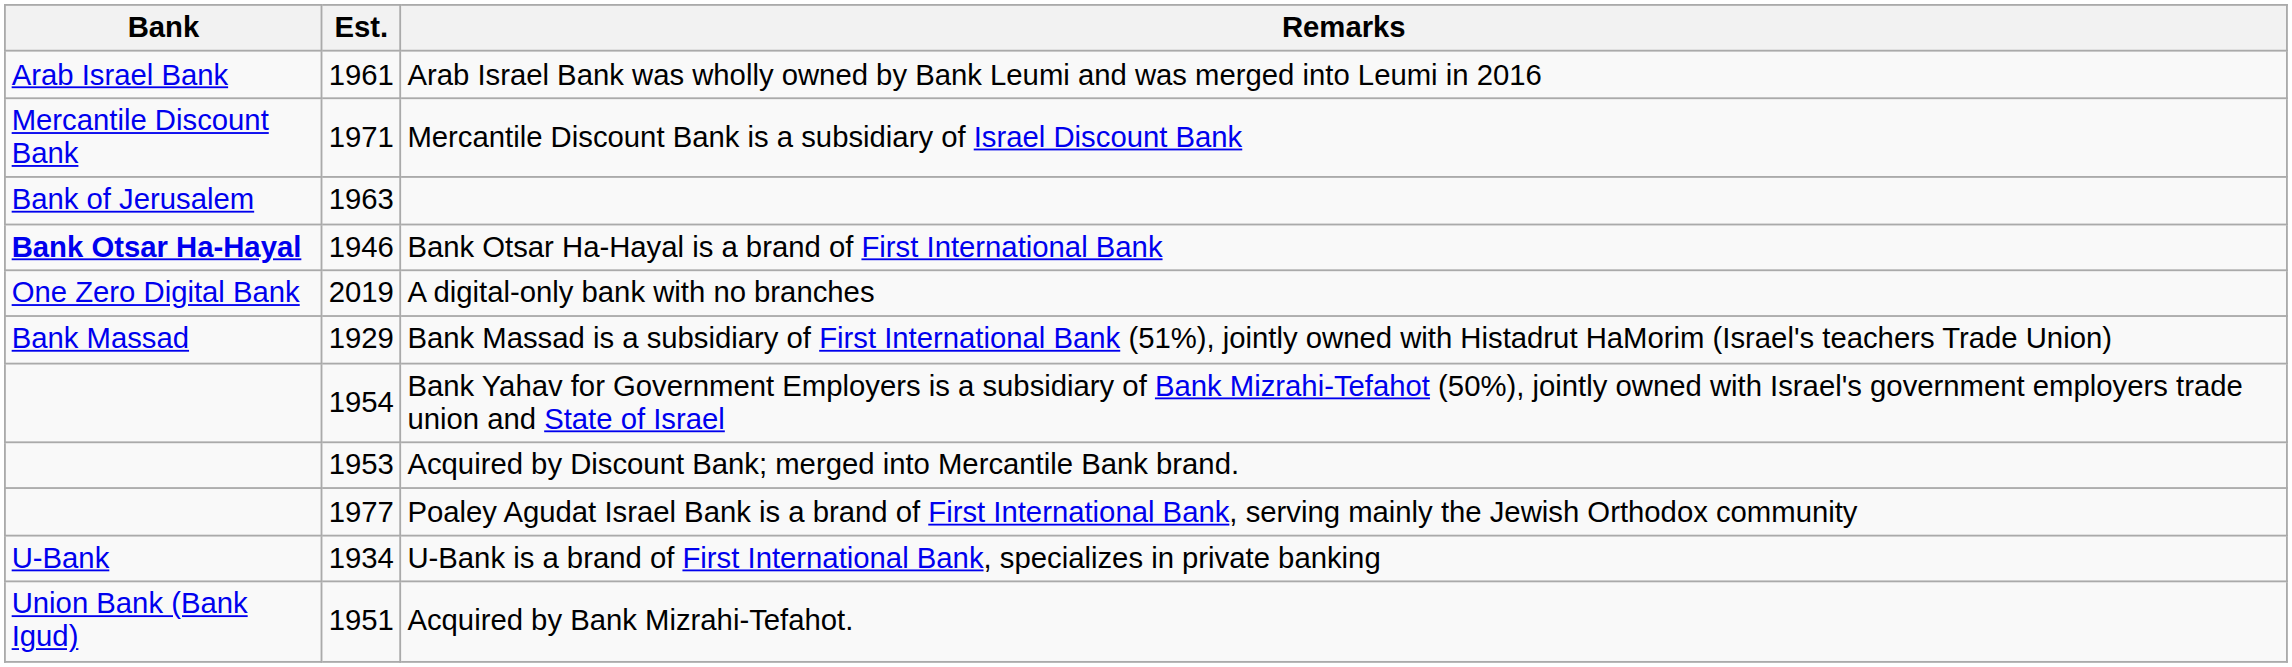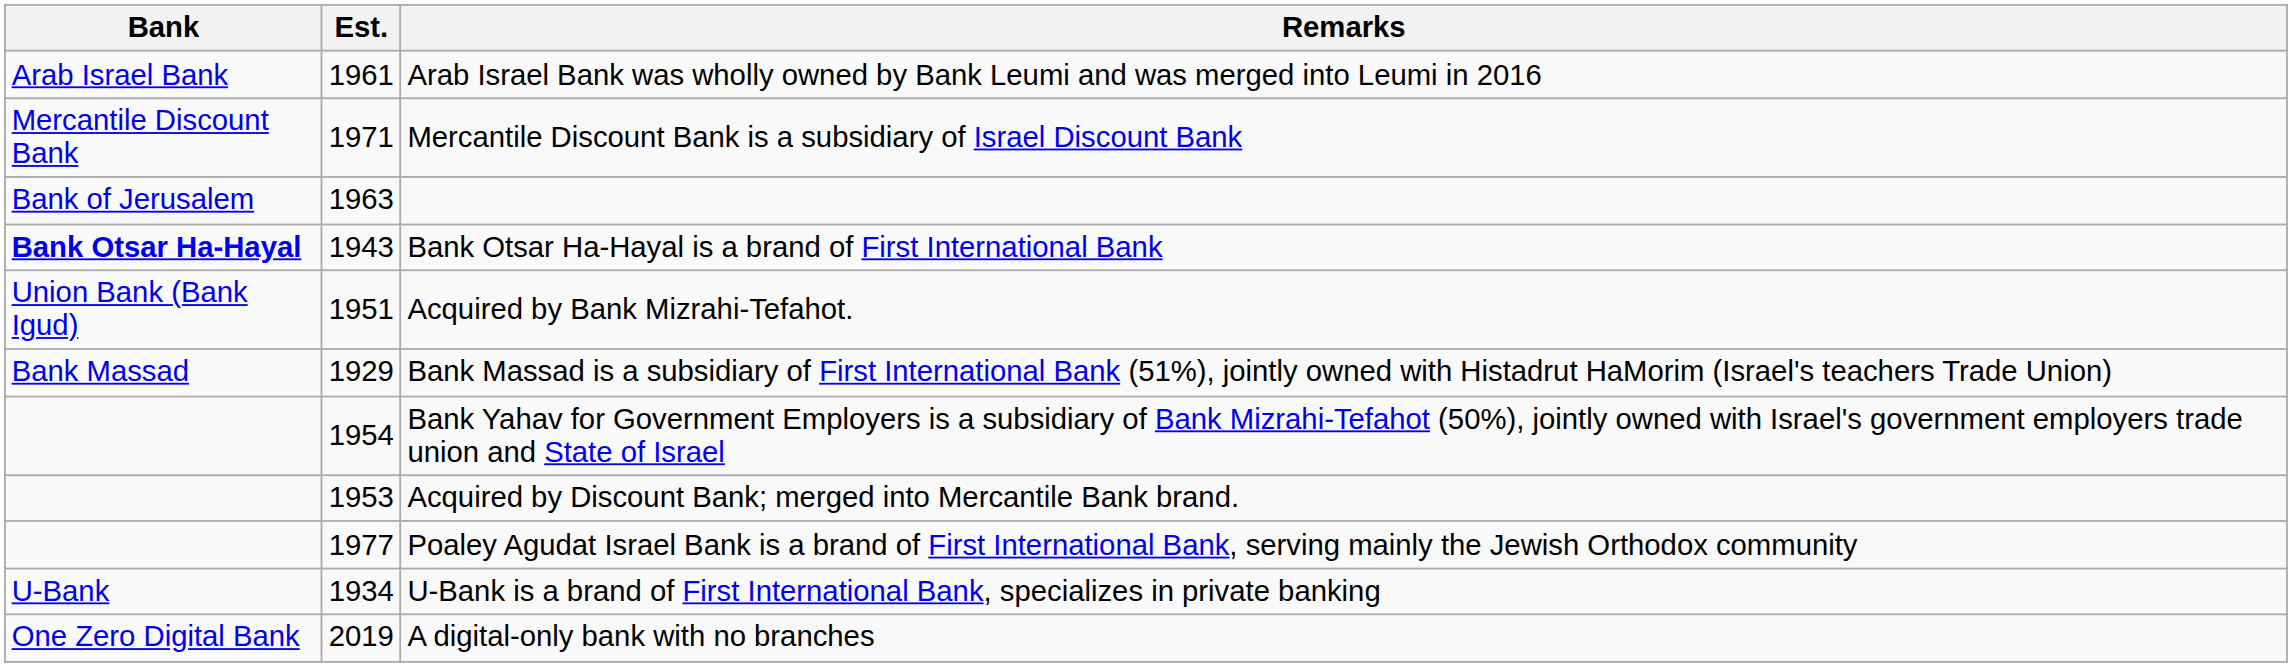(361, 246) 1946 -> (361, 246) 1943
rows swapped: (630, 620) <-> (641, 292)
